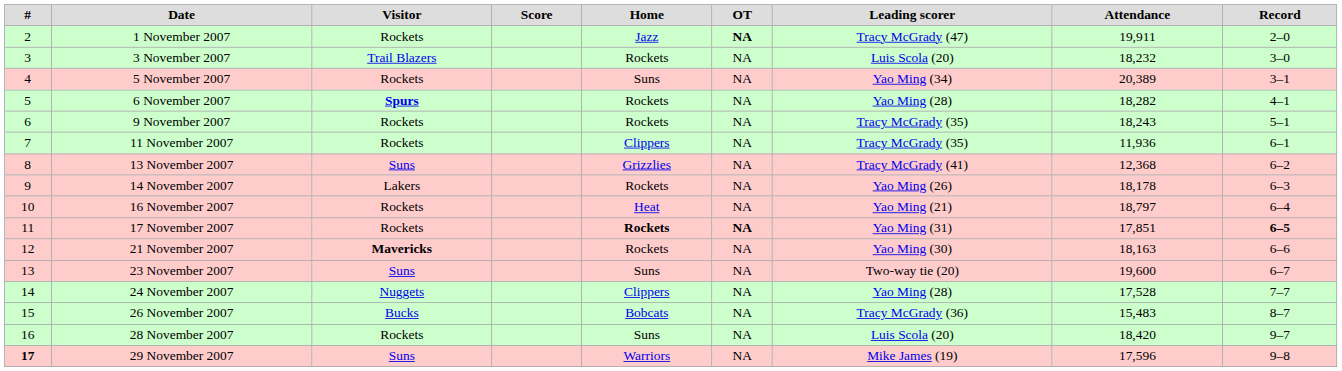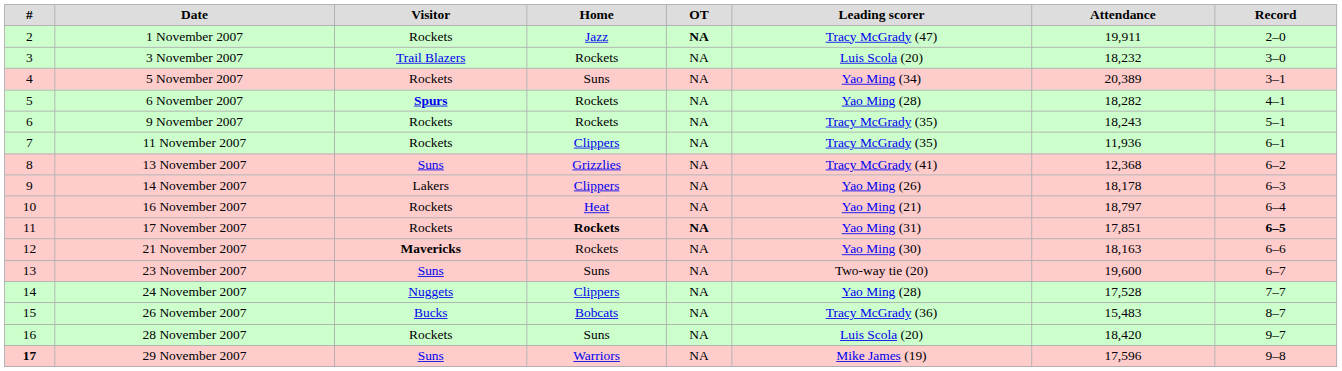- column: (537, 15)
(647, 185) Rockets -> (597, 185) Clippers
